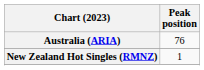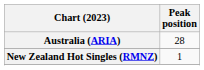(180, 40) 76 -> (180, 40) 28
